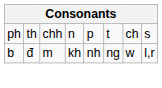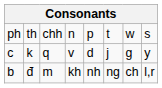(132, 33) ch -> (130, 33) w
+ row: (10, 53)
(130, 53) w -> (132, 72) ch
